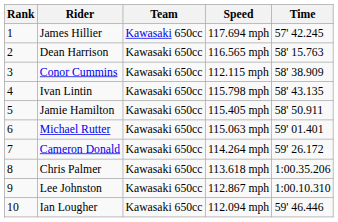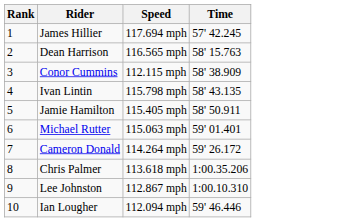- column: (164, 14)
